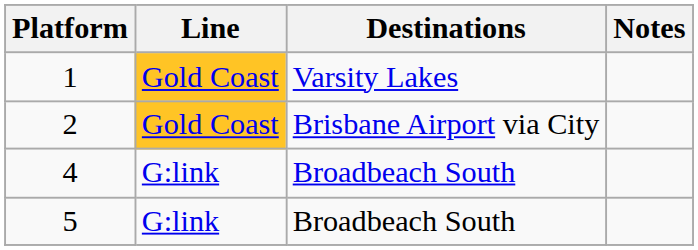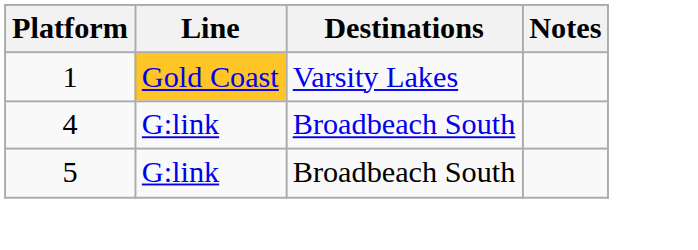- row: (70, 124)
